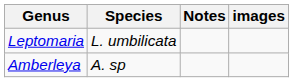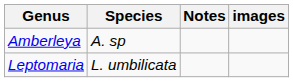rows swapped: (44, 64) <-> (46, 40)
